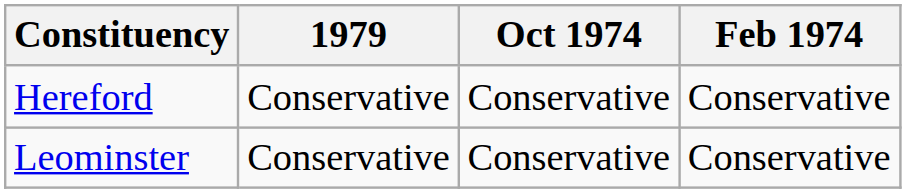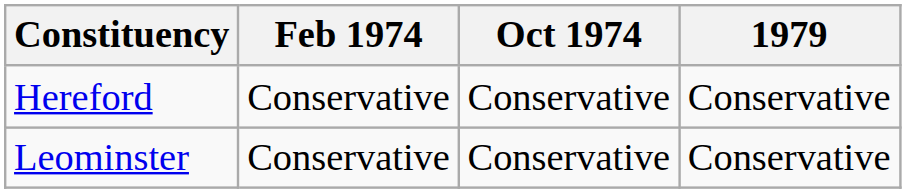columns swapped: (789, 34) <-> (349, 34)
